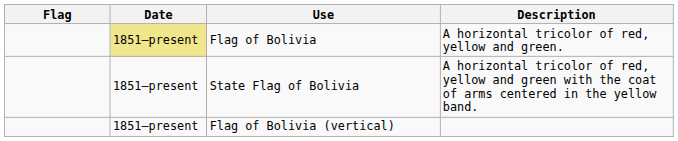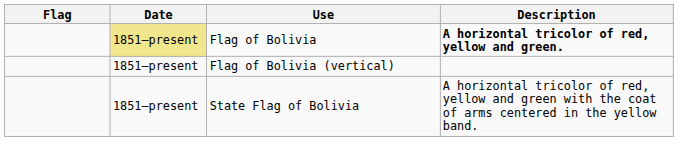(546, 40) normal -> (546, 40) bold
rows swapped: (284, 87) <-> (302, 127)
